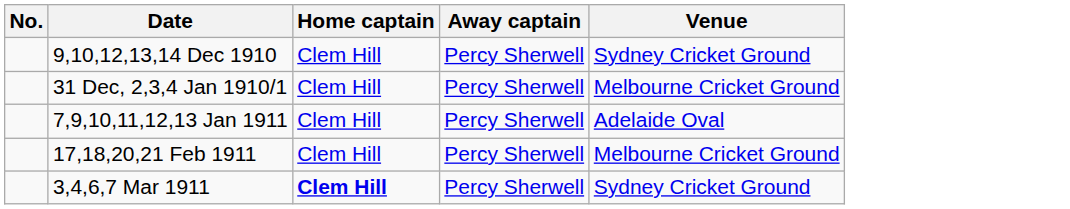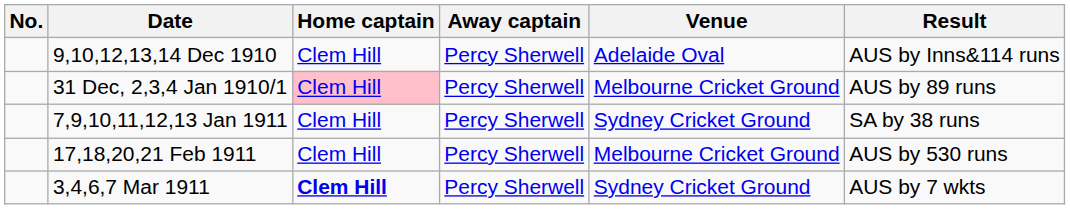+ column: (955, 21)
(702, 54) Sydney Cricket Ground -> (659, 54) Adelaide Oval
(339, 87) no background -> (339, 87) pink background
(659, 120) Adelaide Oval -> (702, 120) Sydney Cricket Ground
